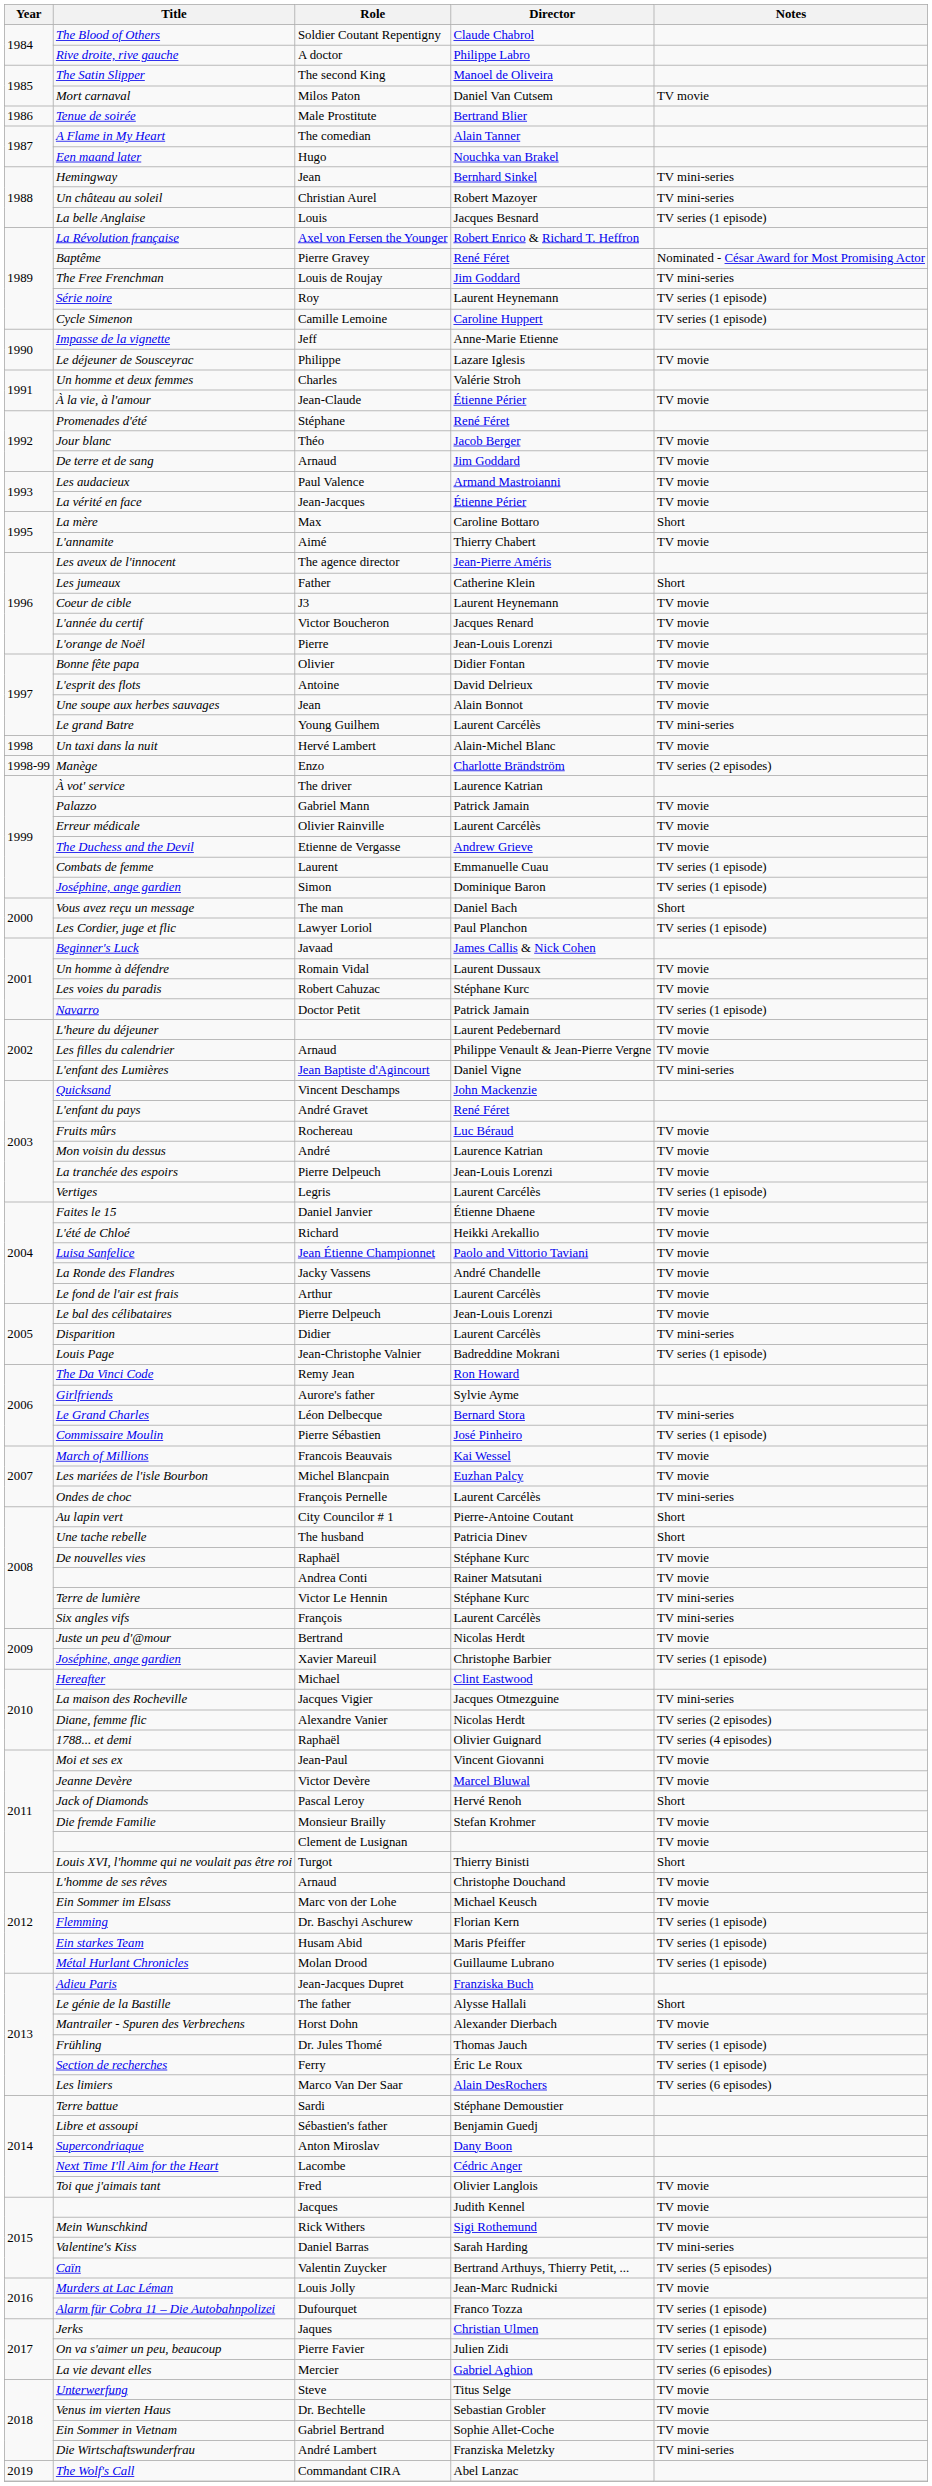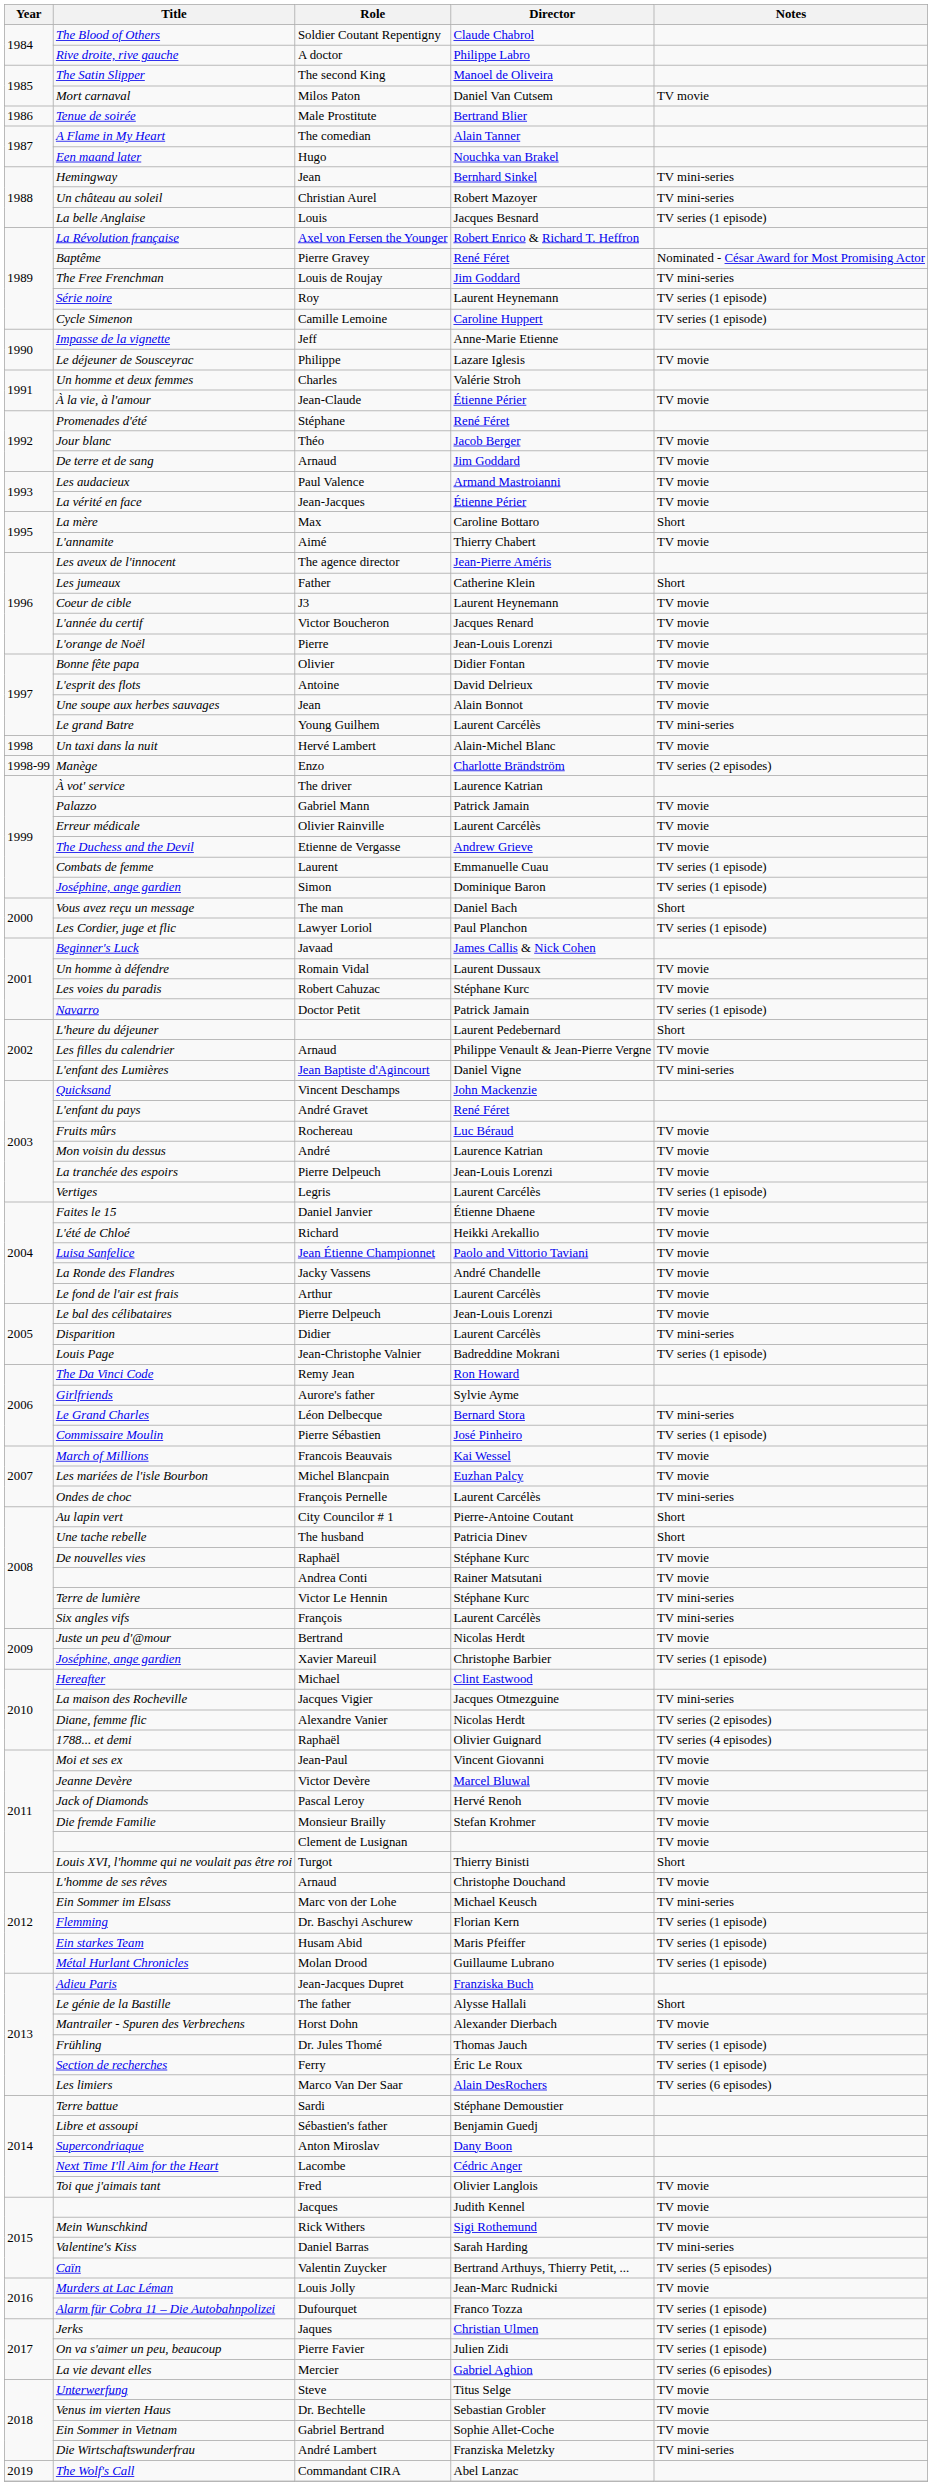(683, 1029) TV movie -> (671, 1029) Short
(671, 1801) Short -> (683, 1801) TV movie
(683, 1902) TV movie -> (695, 1902) TV mini-series
